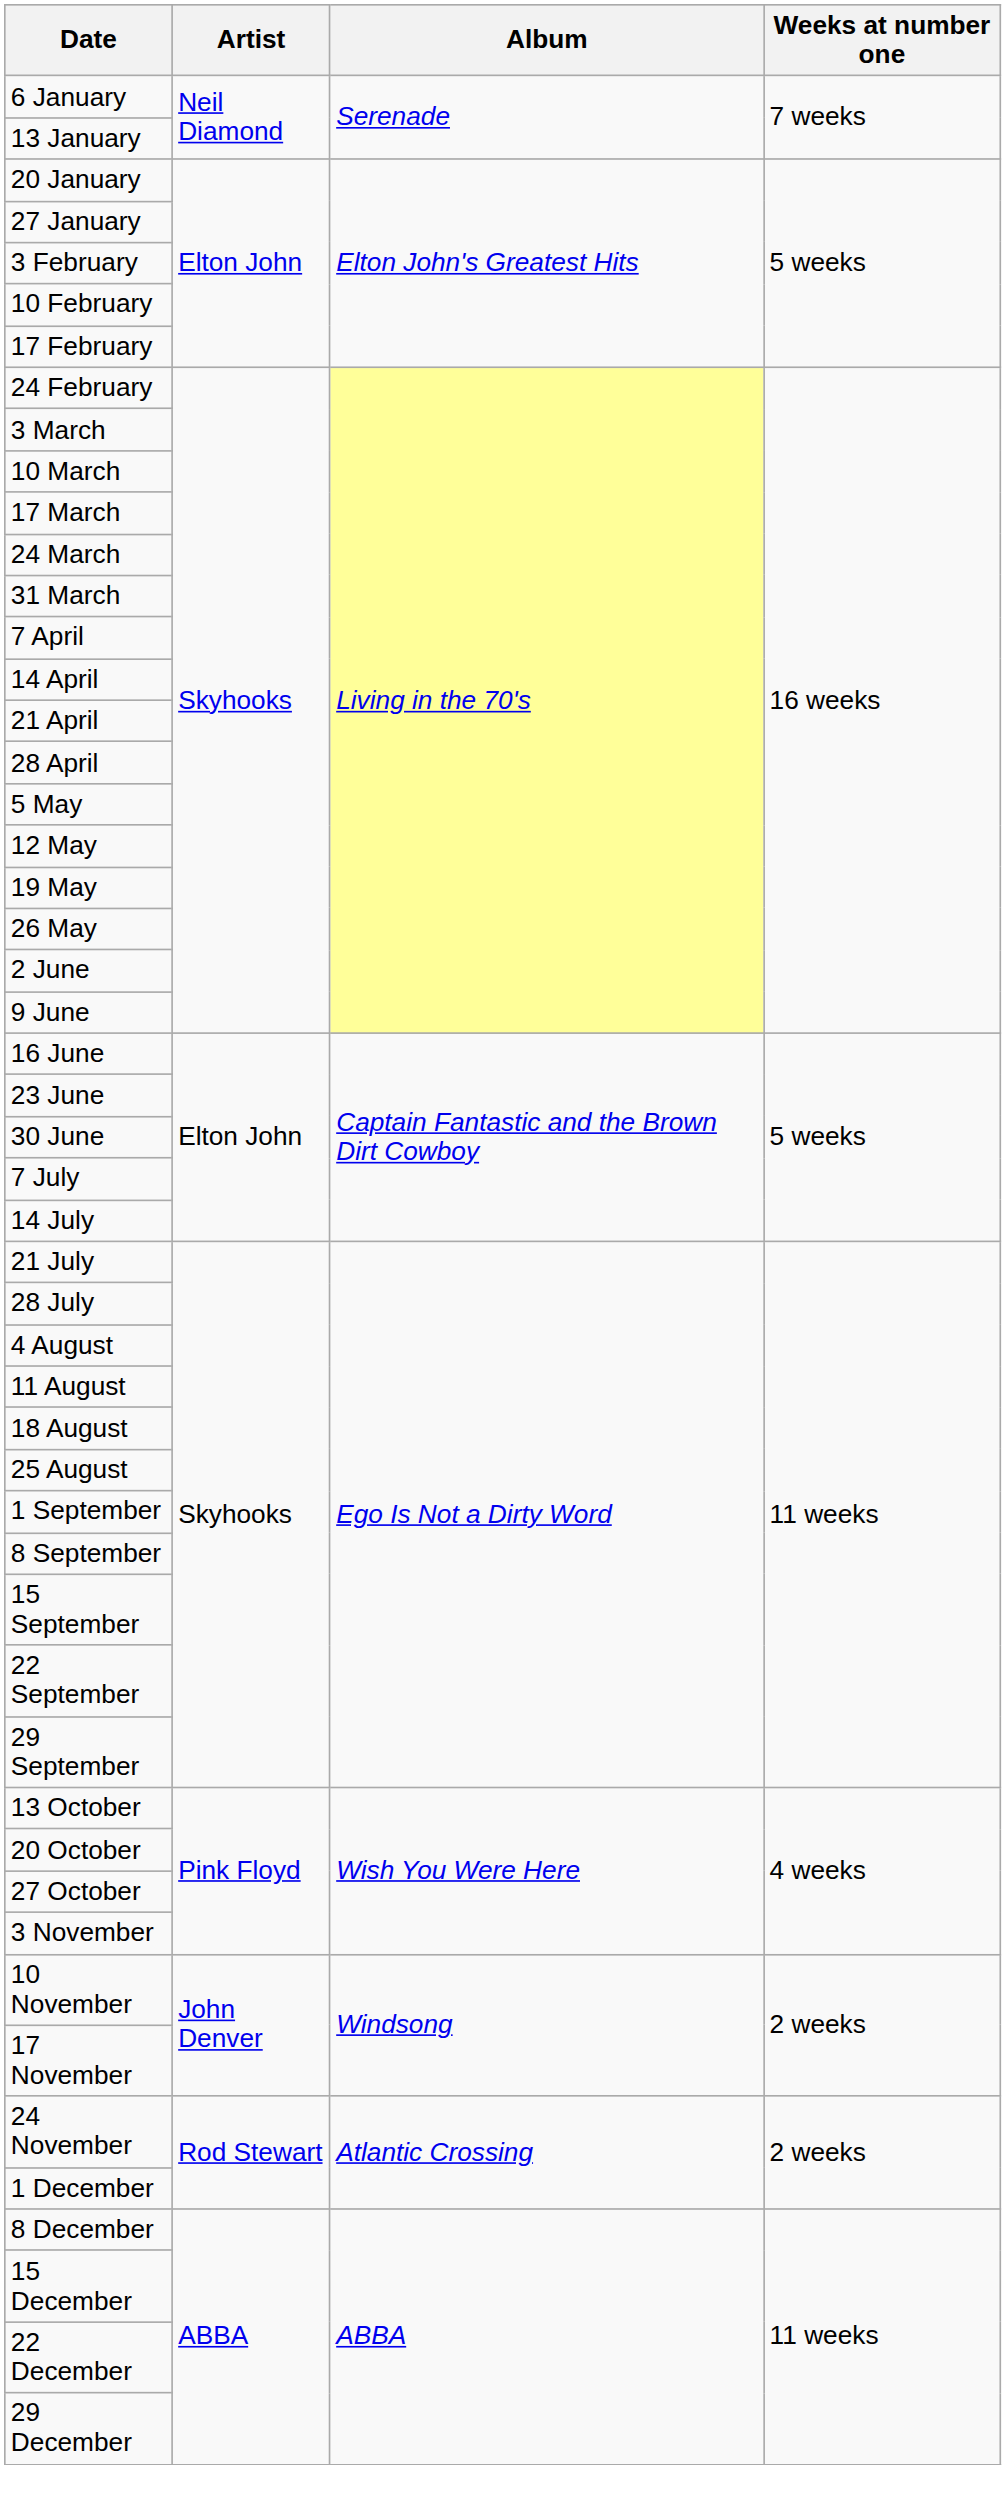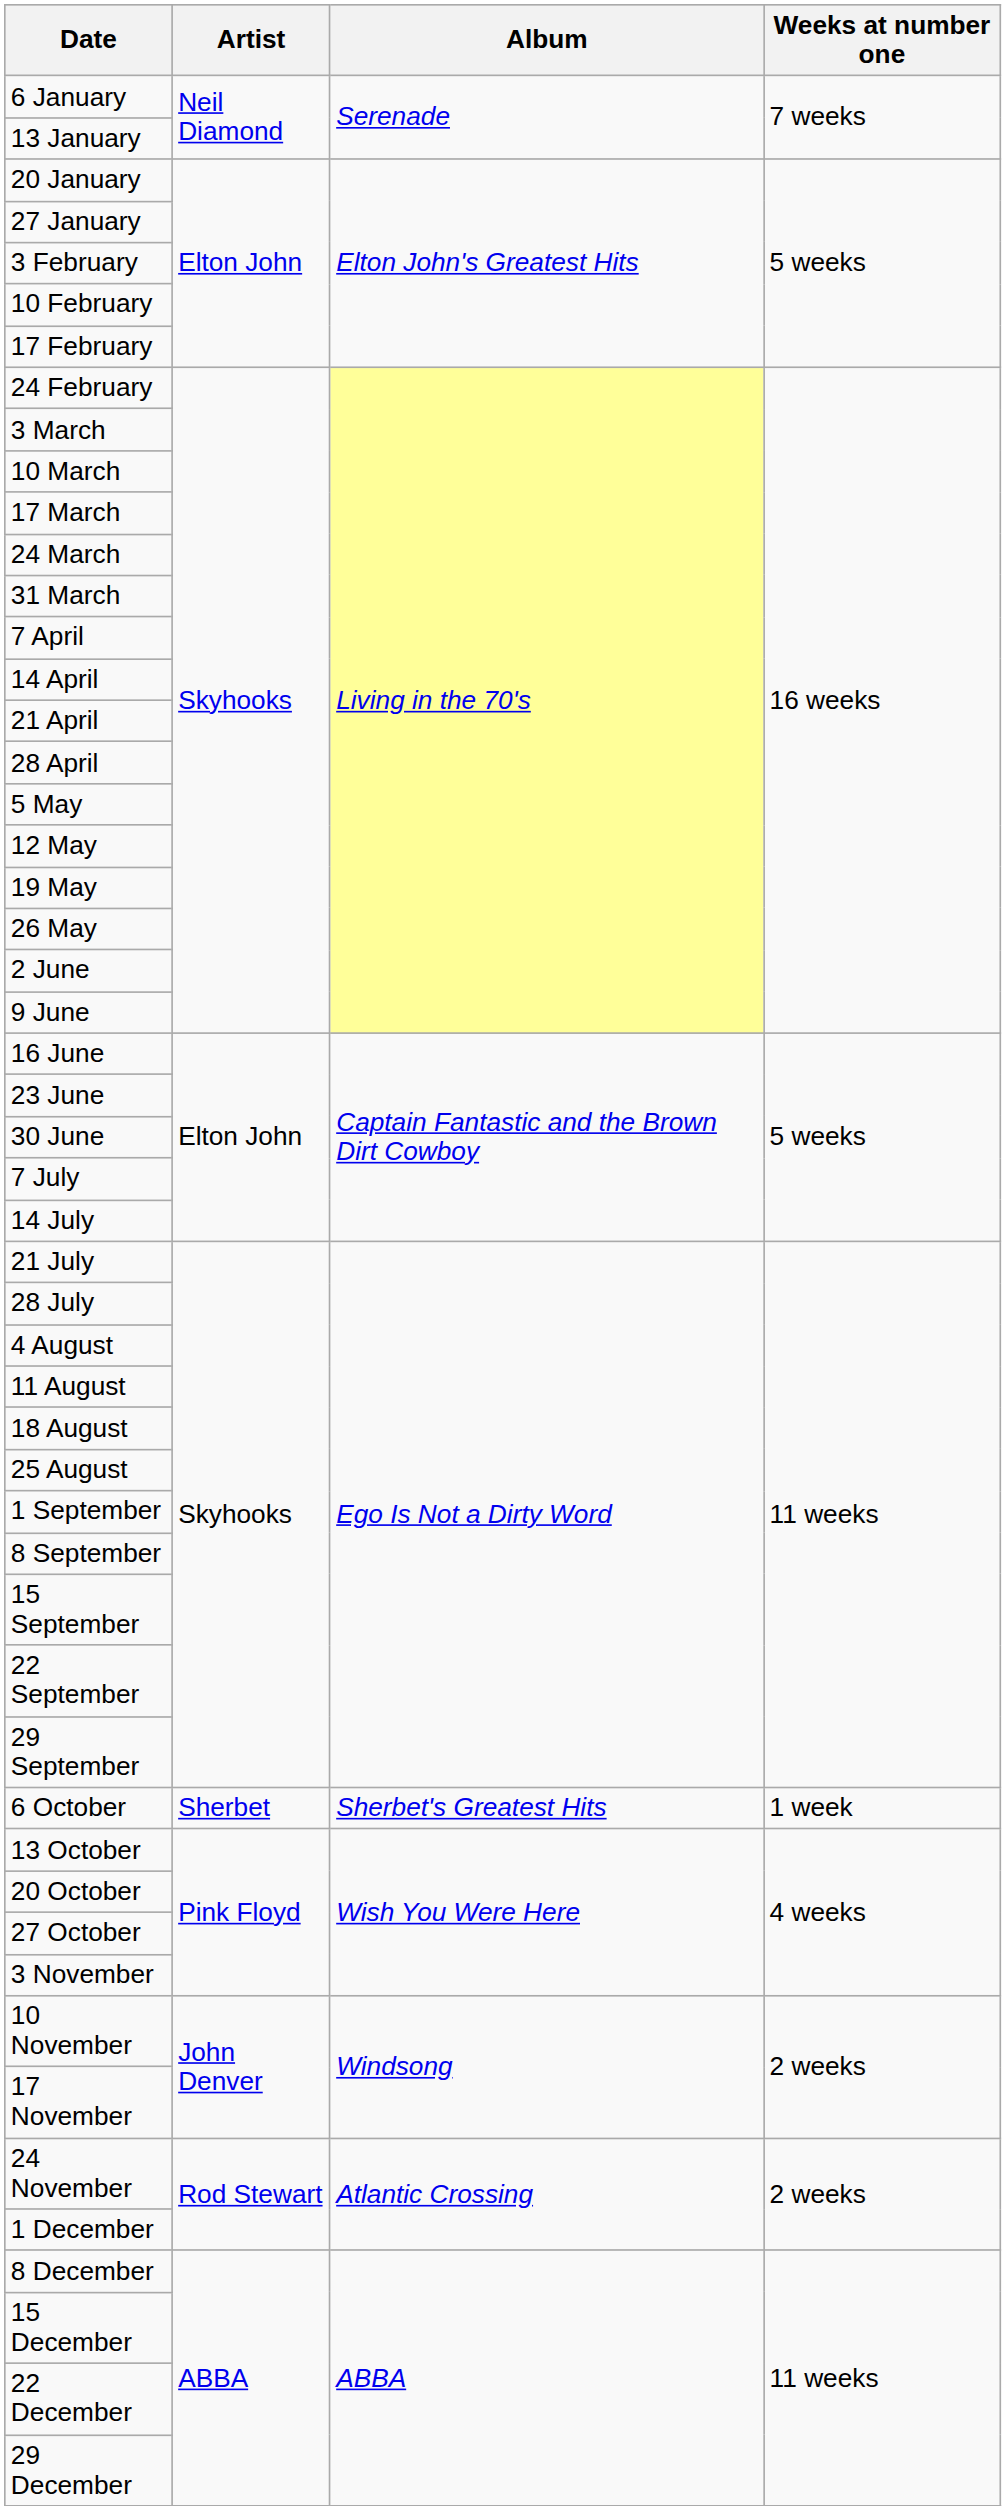+ row: (68, 1807)
